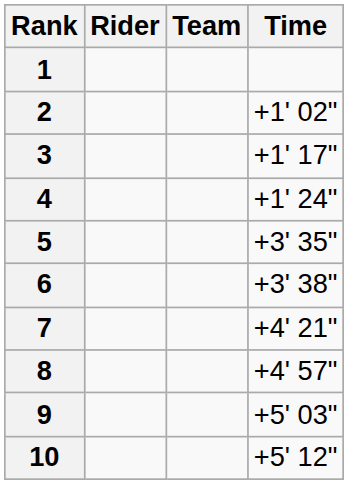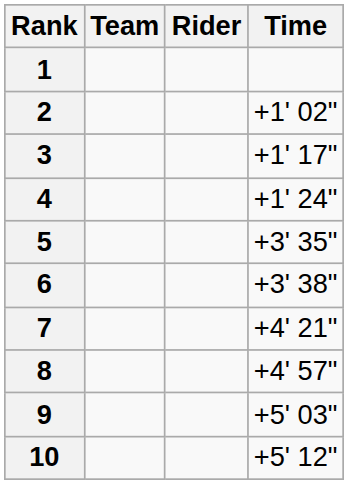columns swapped: (125, 26) <-> (207, 26)
